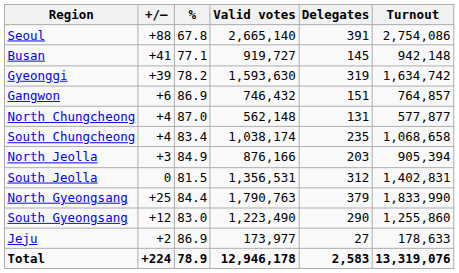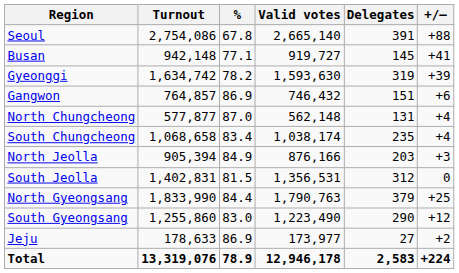columns swapped: (413, 15) <-> (156, 15)
